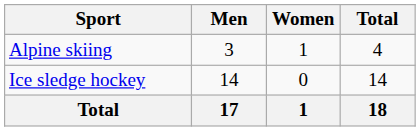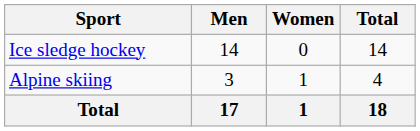rows swapped: (61, 49) <-> (77, 79)
